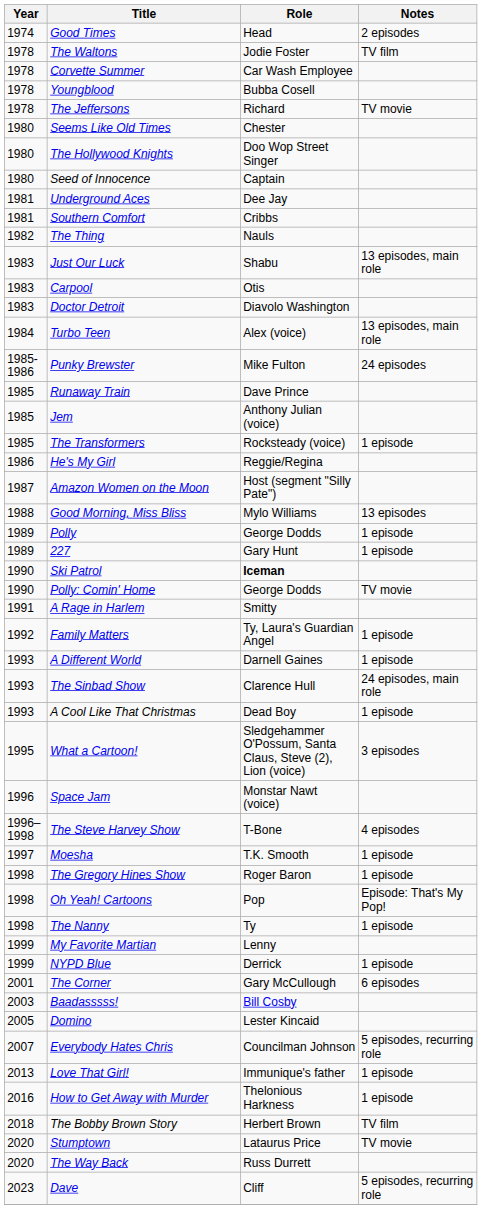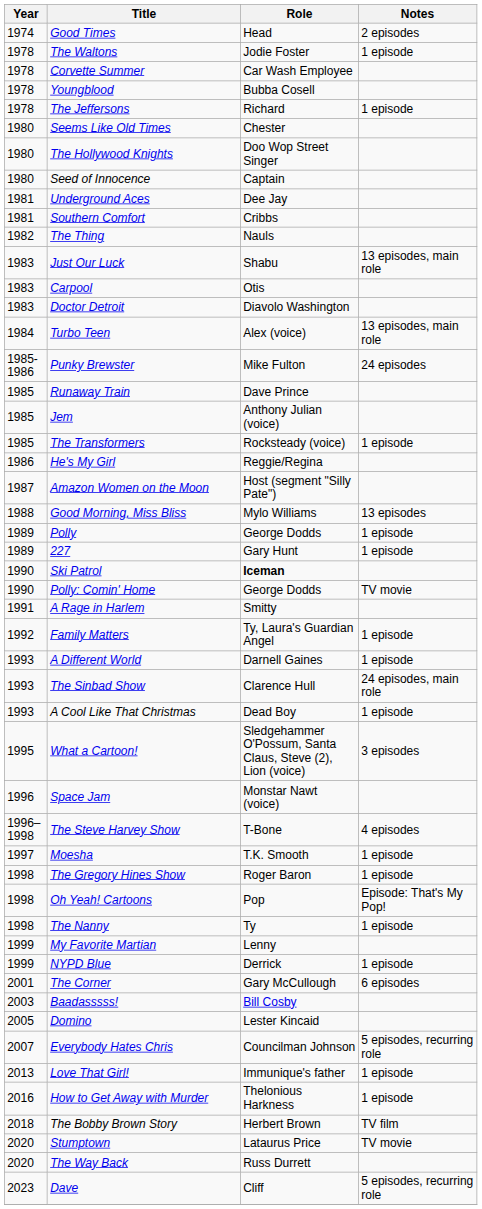(380, 52) TV film -> (387, 52) 1 episode
(387, 109) TV movie -> (387, 109) 1 episode
